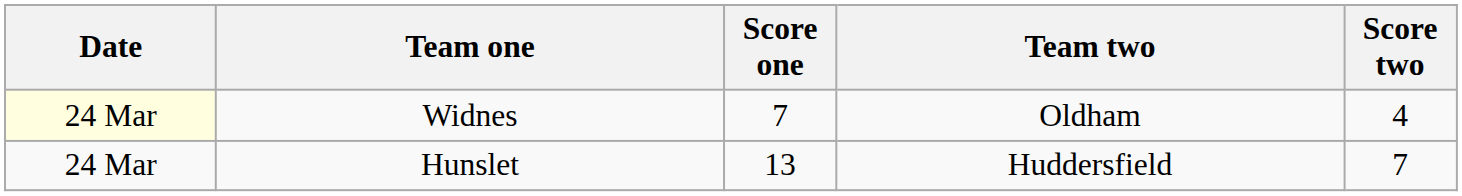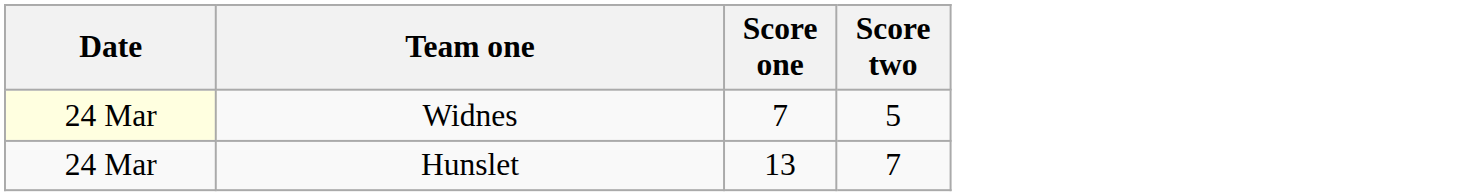- column: (1090, 47)
(1400, 114) 4 -> (893, 114) 5
